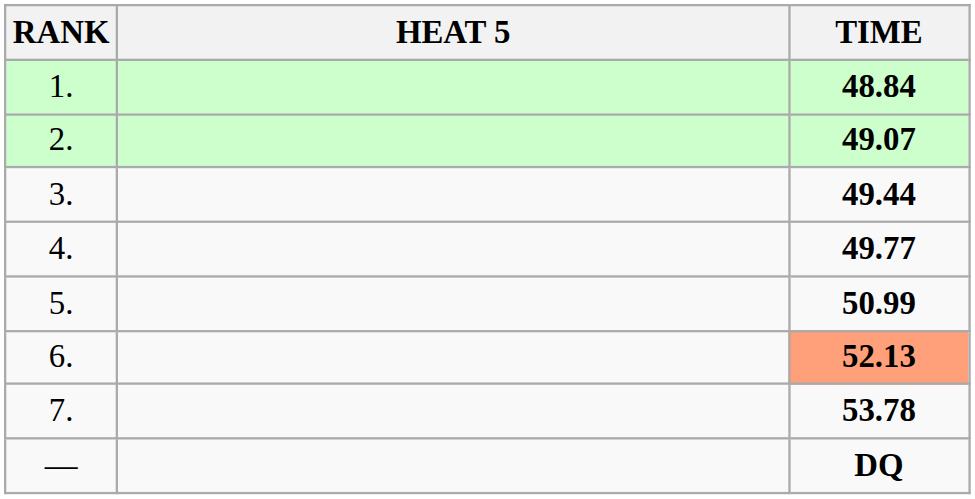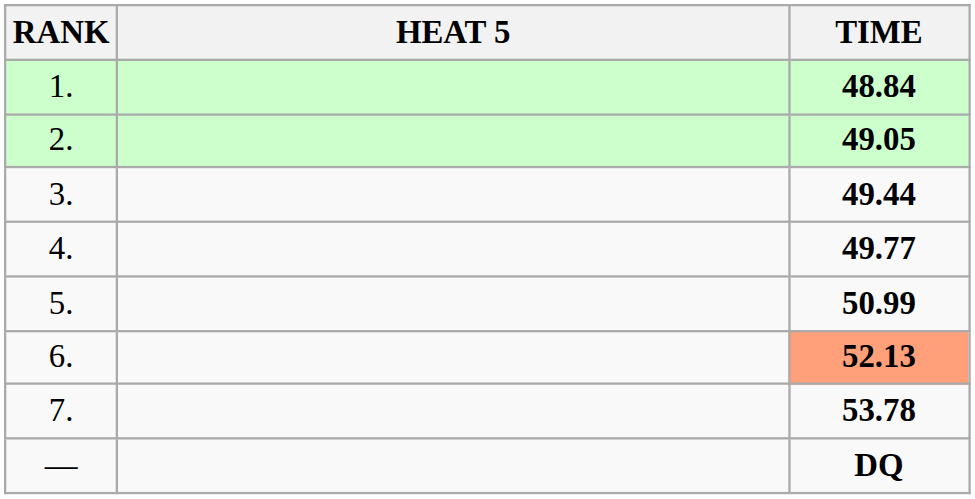(879, 140) 49.07 -> (879, 140) 49.05
